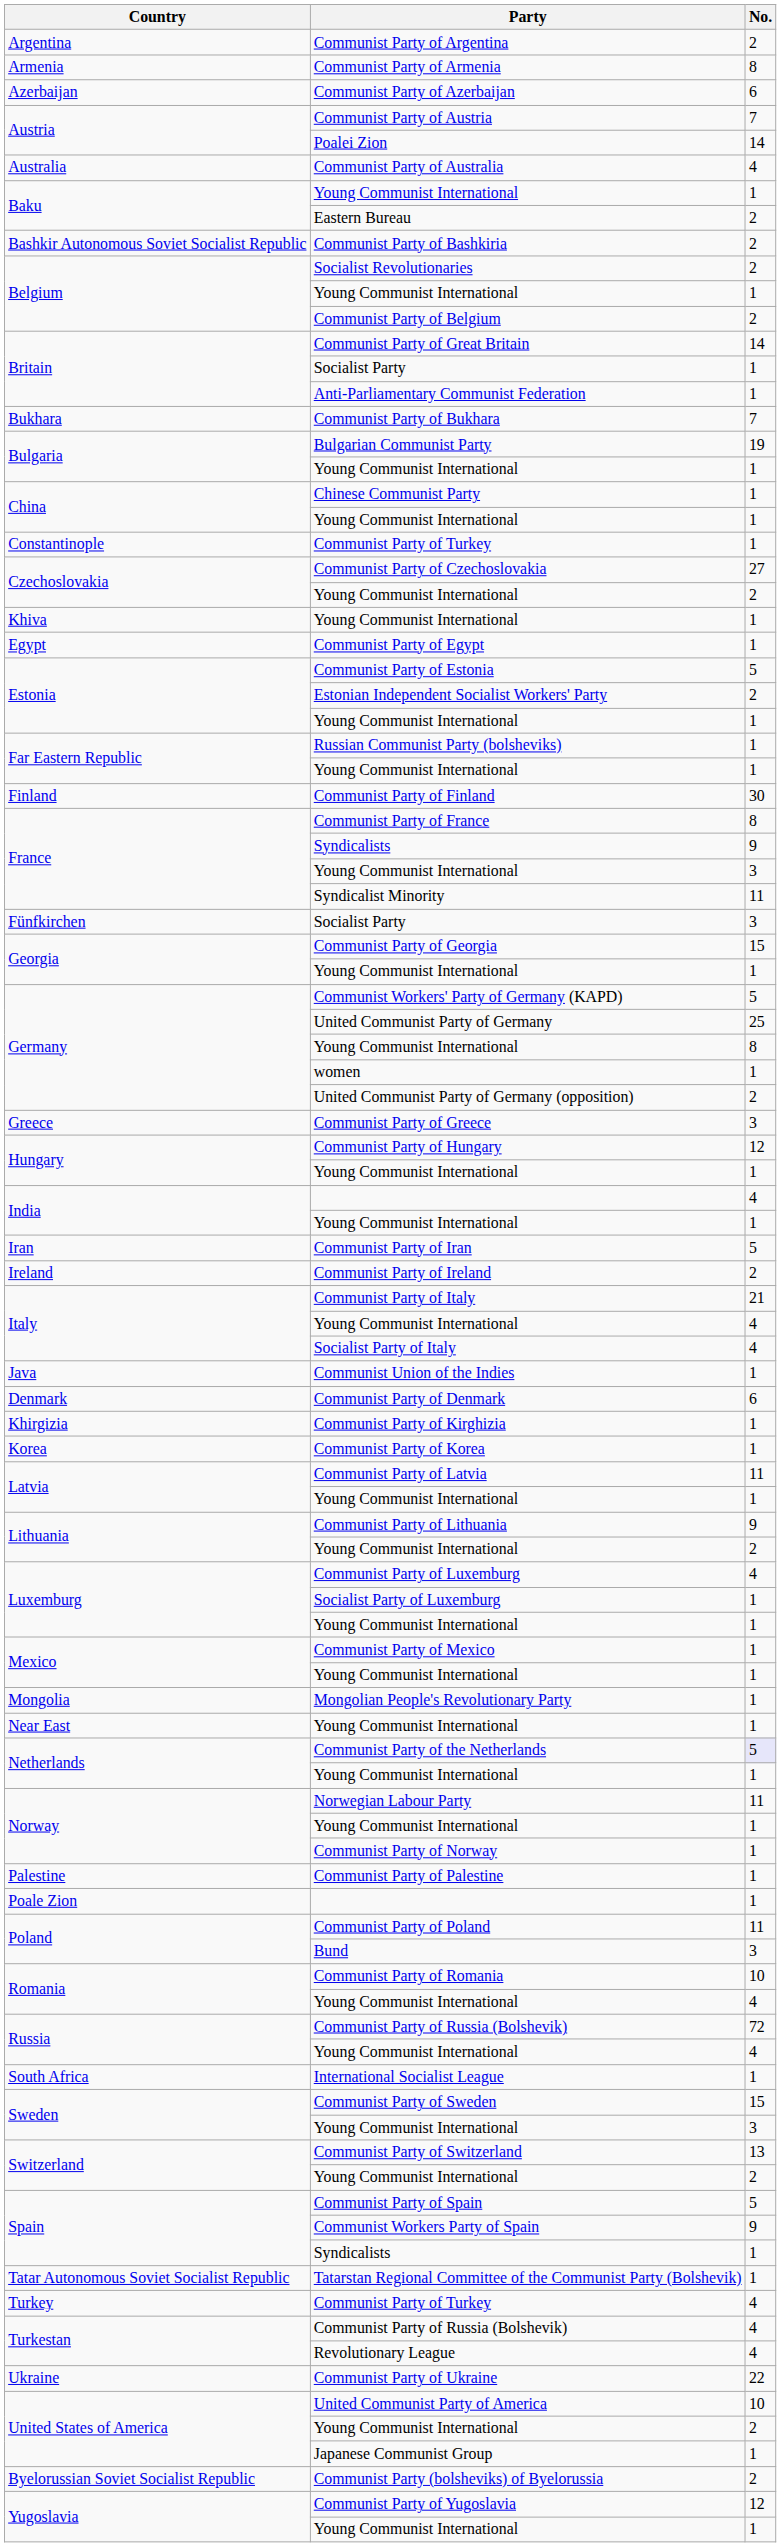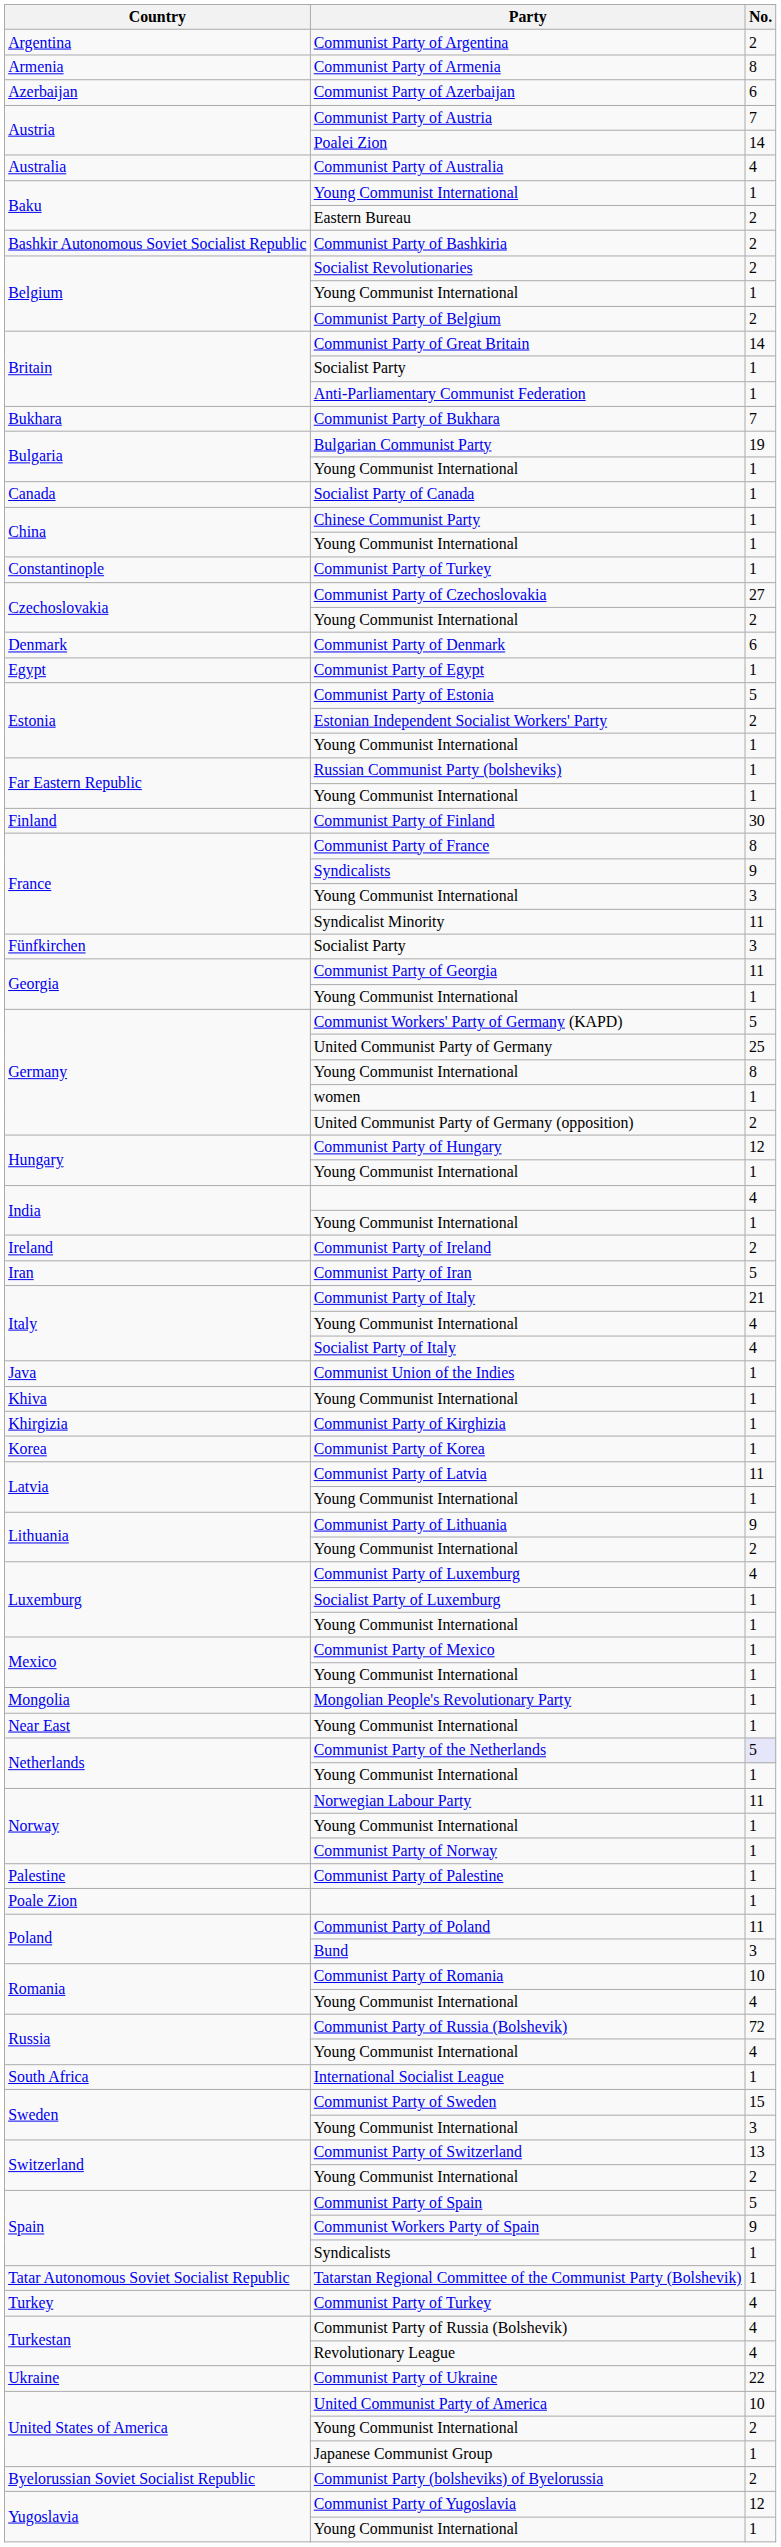+ row: (32, 494)
rows swapped: (38, 1398) <-> (28, 619)
(757, 946) 15 -> (757, 971) 11
- row: (31, 1122)
rows swapped: (21, 1248) <-> (31, 1273)
